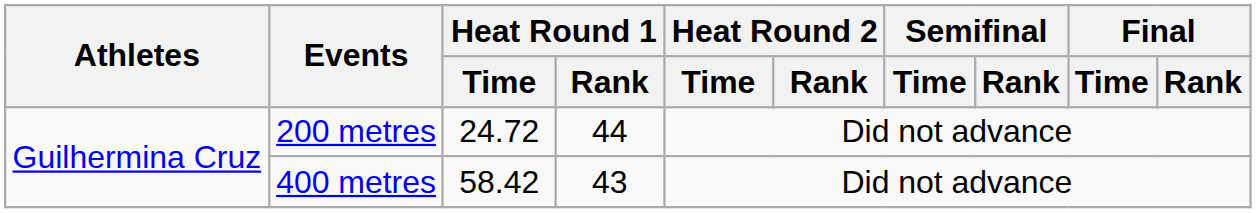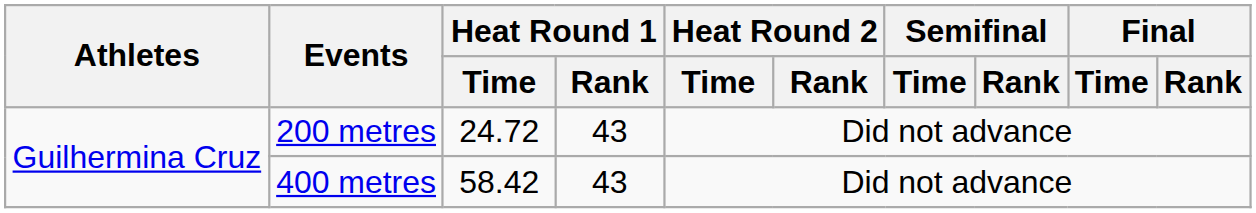(610, 132) 44 -> (610, 132) 43
